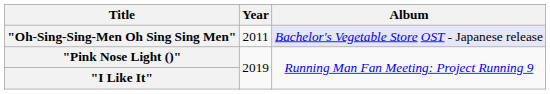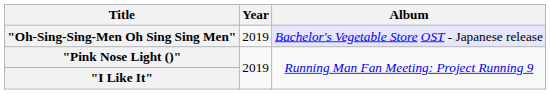(256, 36) 2011 -> (256, 36) 2019
